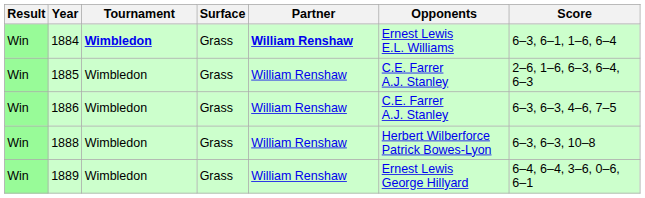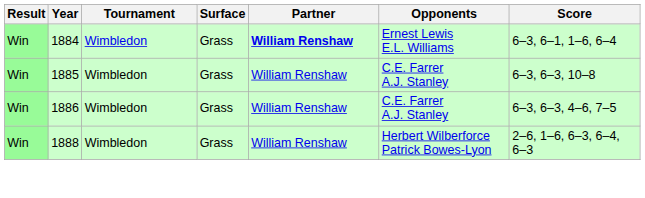(118, 41) bold -> (116, 41) normal
(566, 75) 2–6, 1–6, 6–3, 6–4, 6–3 -> (554, 75) 6–3, 6–3, 10–8
(554, 142) 6–3, 6–3, 10–8 -> (566, 142) 2–6, 1–6, 6–3, 6–4, 6–3
- row: (65, 176)
